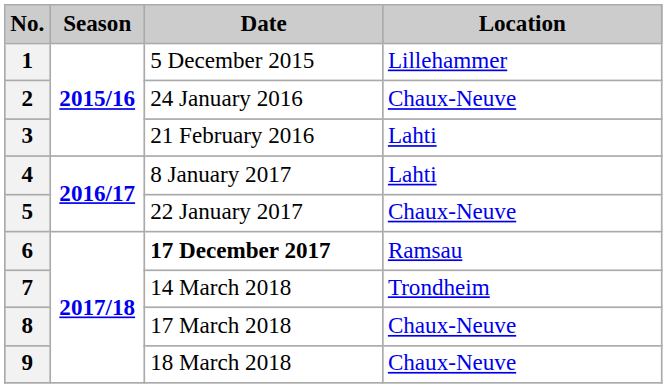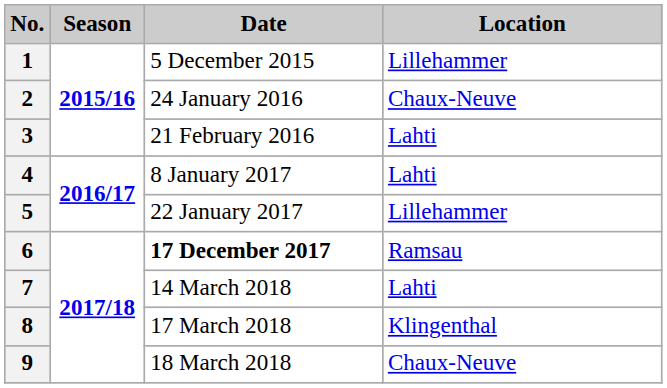(452, 212) Chaux-Neuve -> (448, 212) Lillehammer
(439, 287) Trondheim -> (412, 287) Lahti
(452, 325) Chaux-Neuve -> (442, 325) Klingenthal
